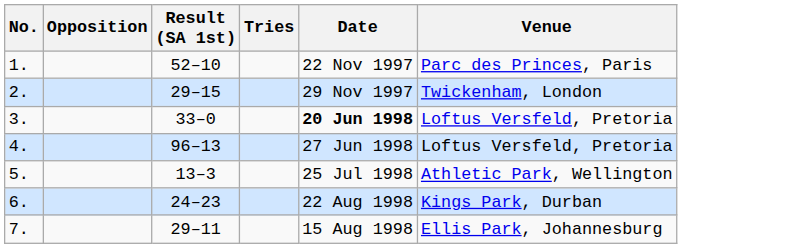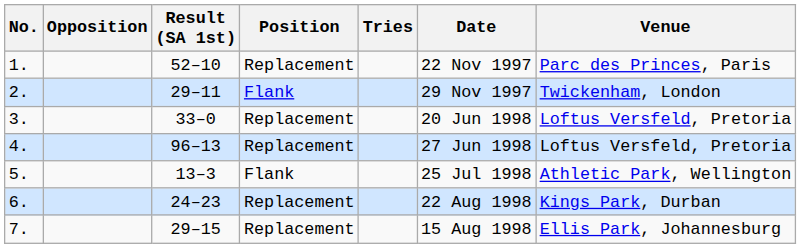+ column: (299, 28)
(196, 92) 29–15 -> (196, 92) 29–11
(358, 120) bold -> (476, 120) normal
(196, 229) 29–11 -> (196, 229) 29–15
